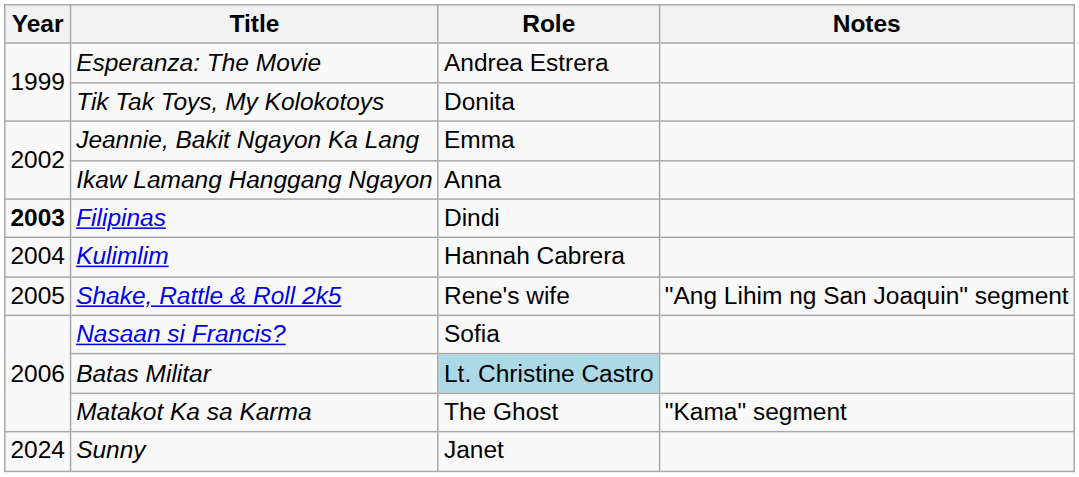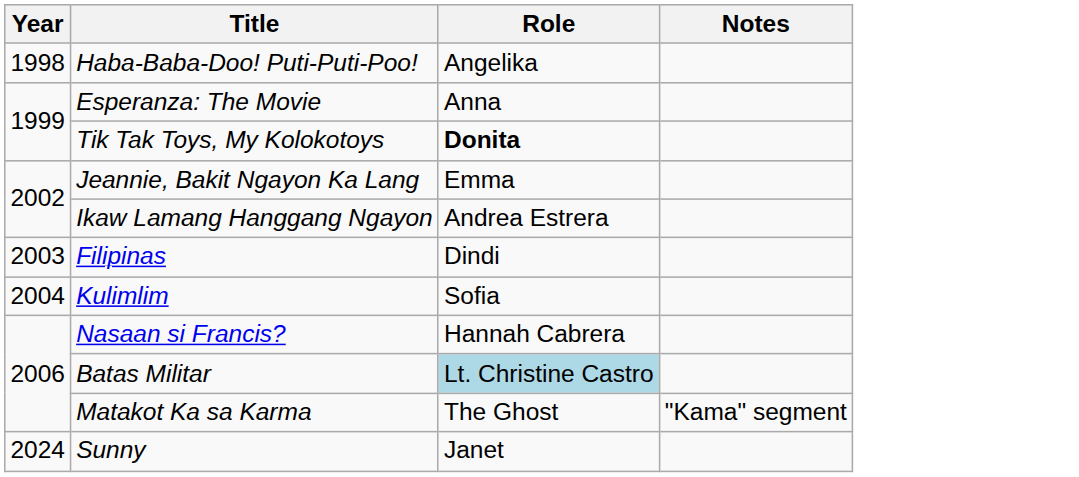+ row: (247, 62)
(526, 62) Andrea Estrera -> (473, 101) Anna
(479, 101) normal -> (482, 140) bold
(473, 179) Anna -> (526, 218) Andrea Estrera
(38, 218) bold -> (38, 256) normal
(534, 256) Hannah Cabrera -> (472, 295) Sofia
- row: (209, 295)
(472, 334) Sofia -> (534, 334) Hannah Cabrera
